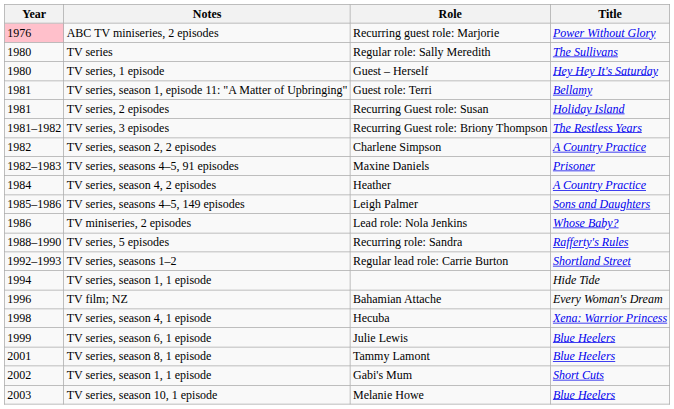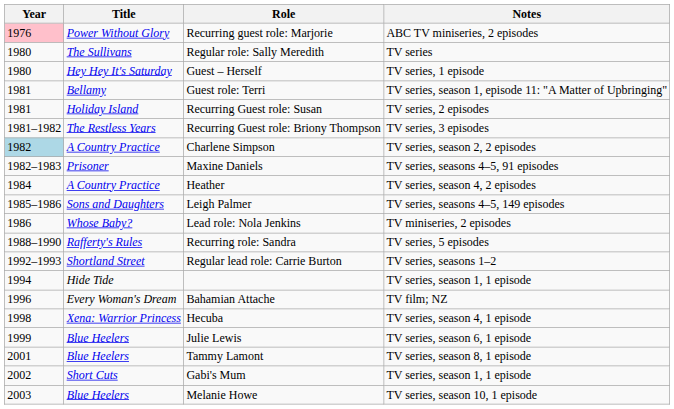columns swapped: (610, 14) <-> (207, 14)
(19, 147) no background -> (19, 147) lightblue background
